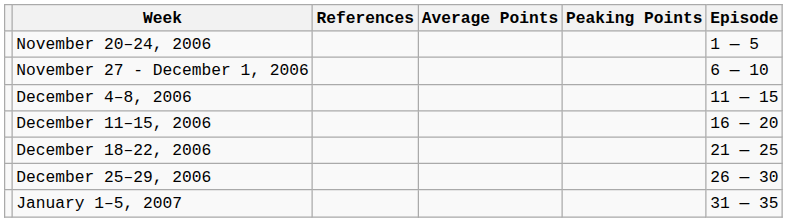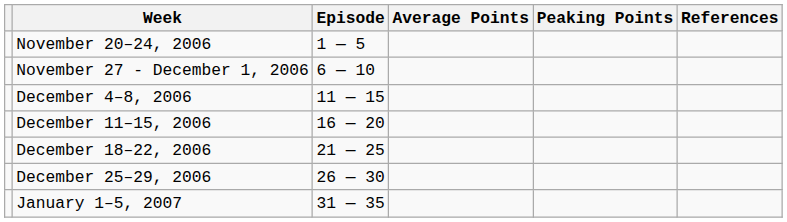columns swapped: (744, 18) <-> (365, 18)
